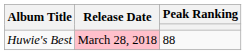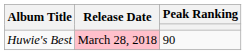(169, 39) 88 -> (169, 39) 90
